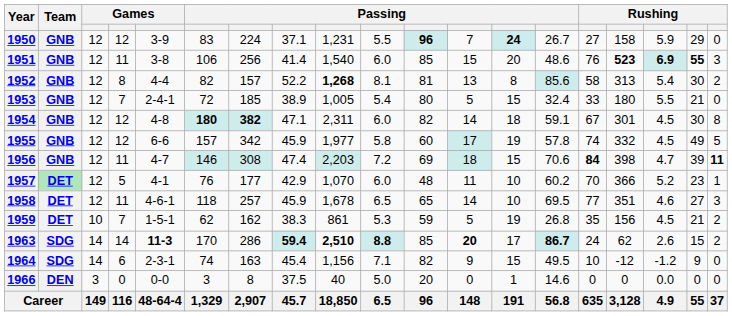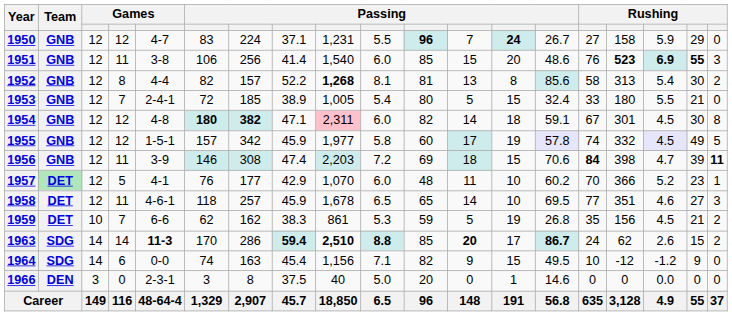(160, 40) 3-9 -> (160, 40) 4-7
(338, 120) no background -> (338, 120) pink background
(160, 140) 6-6 -> (160, 140) 1-5-1
(557, 140) no background -> (557, 140) lavender background
(665, 140) no background -> (665, 140) lavender background
(160, 160) 4-7 -> (160, 160) 3-9
(160, 220) 1-5-1 -> (160, 220) 6-6
(160, 260) 2-3-1 -> (160, 260) 0-0
(160, 280) 0-0 -> (160, 280) 2-3-1
